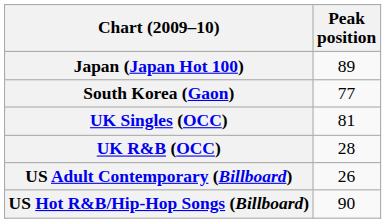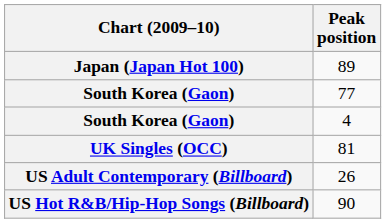+ row: (347, 120)
- row: (347, 148)
